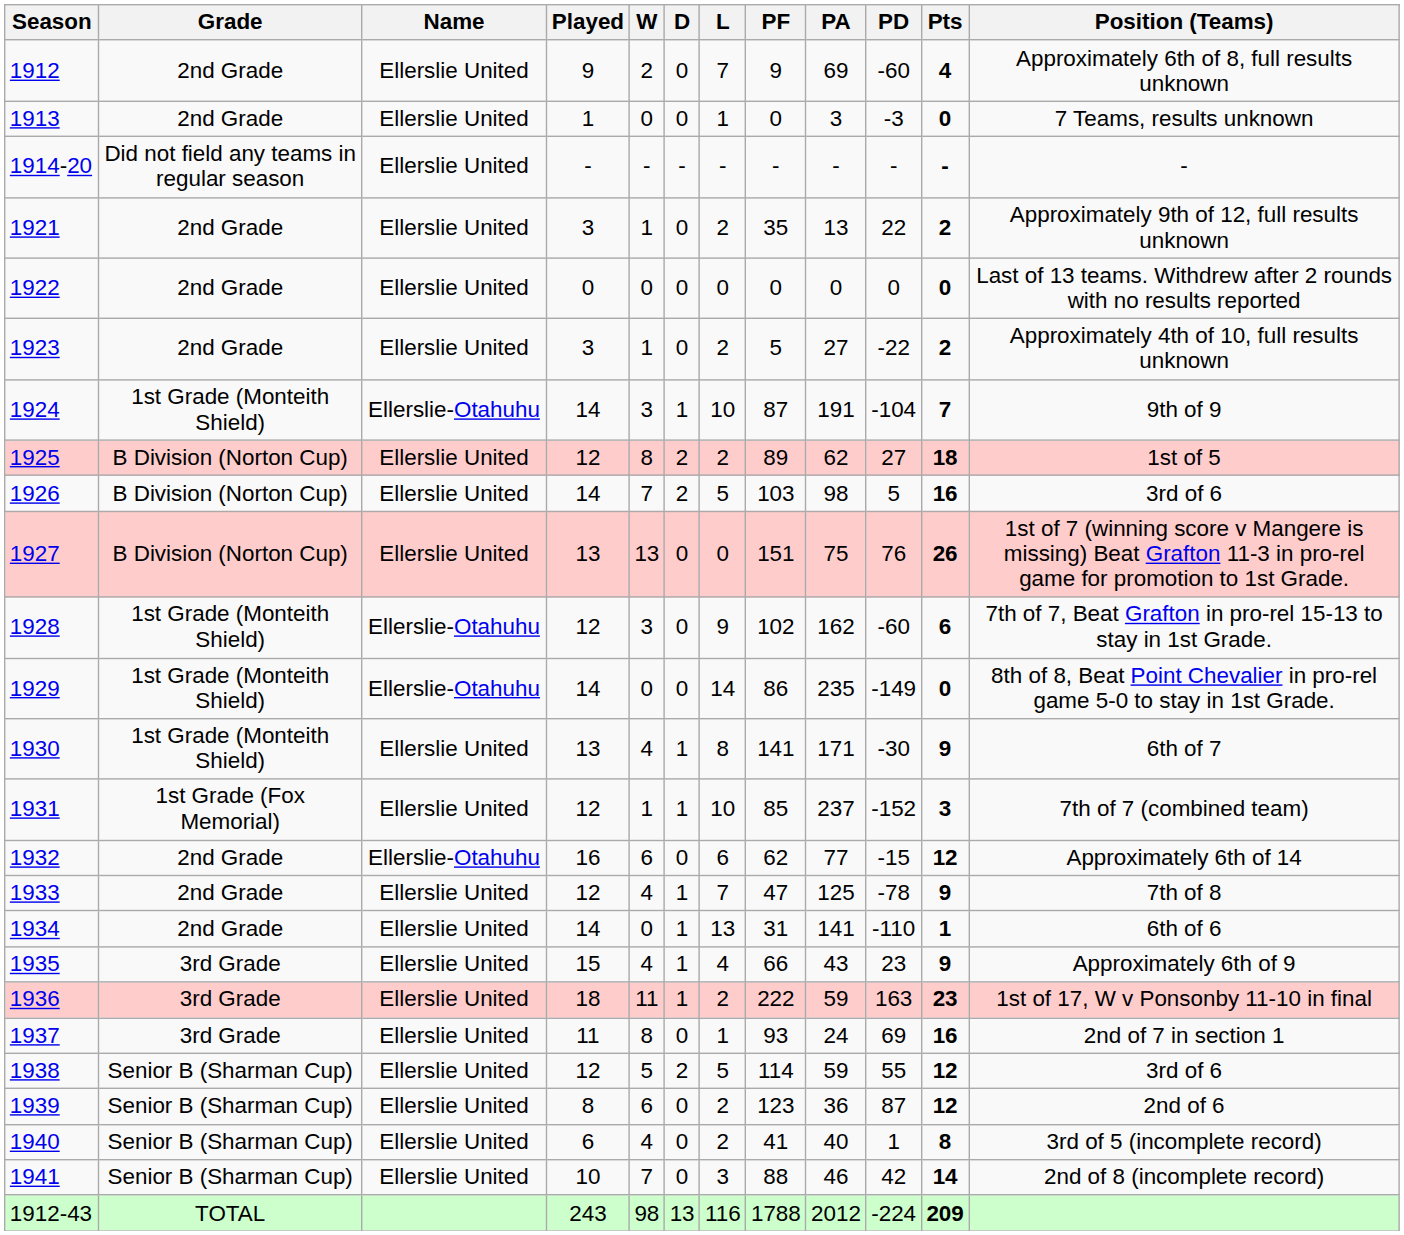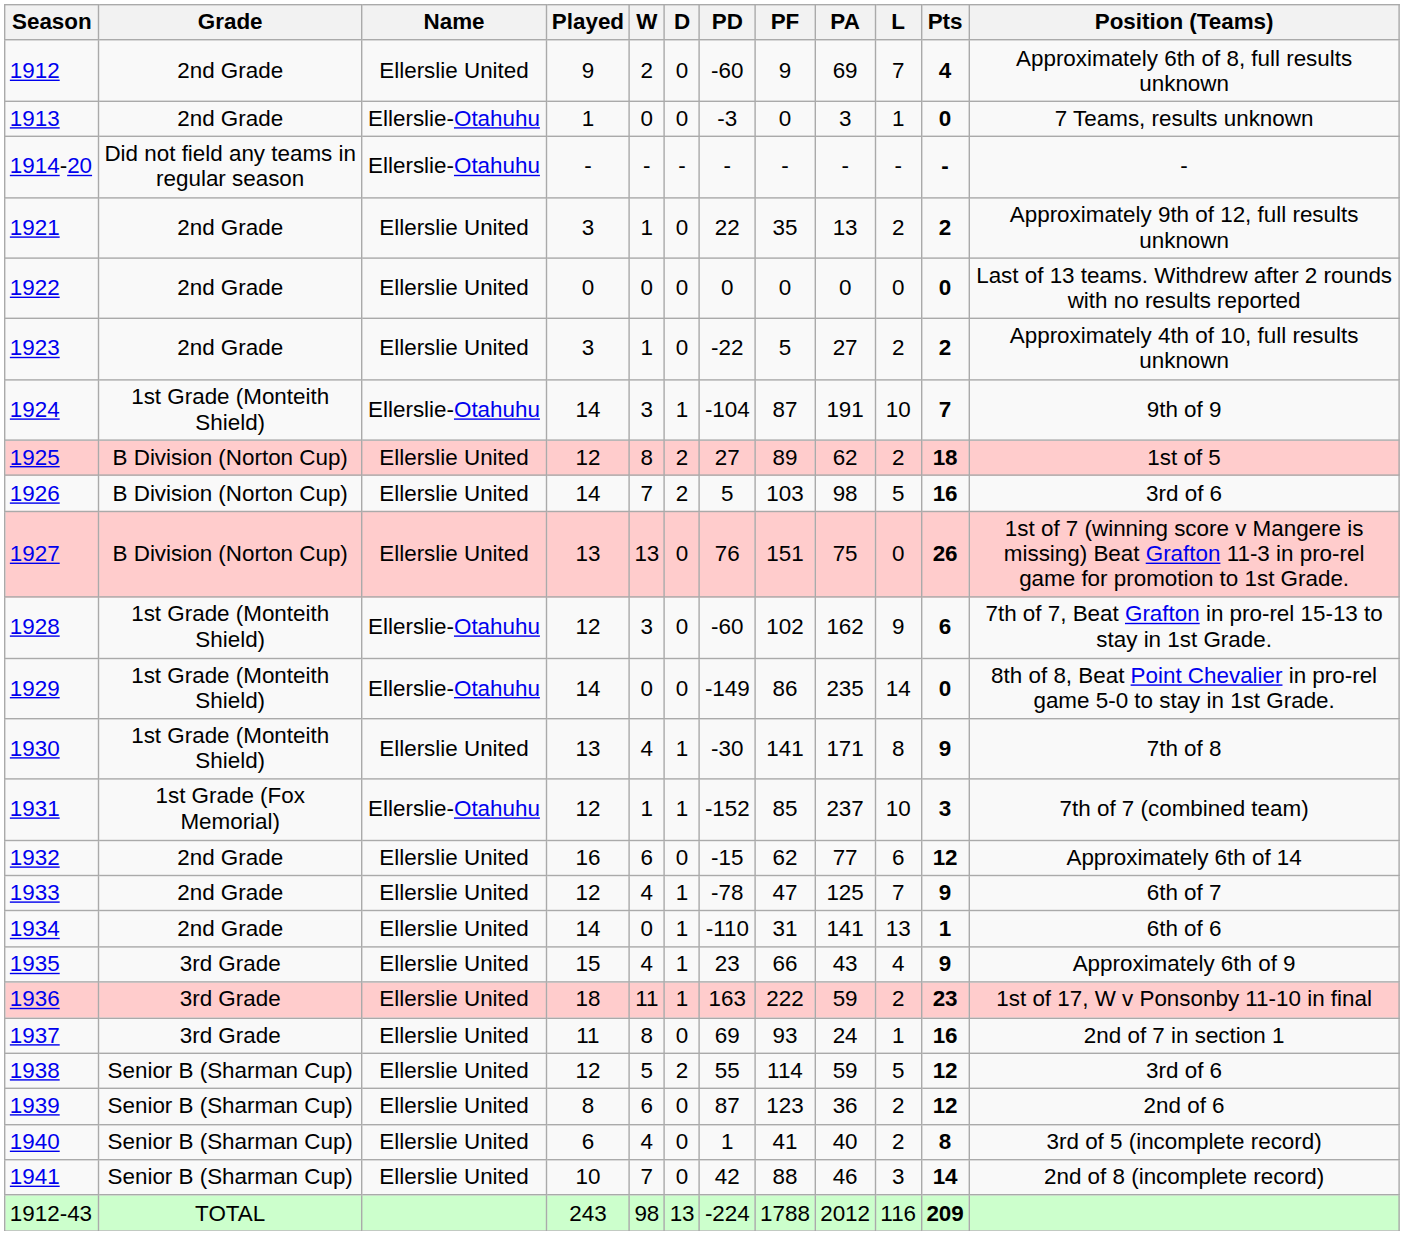columns swapped: (723, 22) <-> (894, 22)
(454, 118) Ellerslie United -> (454, 118) Ellerslie-Otahuhu
(454, 166) Ellerslie United -> (454, 166) Ellerslie-Otahuhu
(1184, 748) 6th of 7 -> (1184, 748) 7th of 8
(454, 809) Ellerslie United -> (454, 809) Ellerslie-Otahuhu
(454, 857) Ellerslie-Otahuhu -> (454, 857) Ellerslie United
(1184, 893) 7th of 8 -> (1184, 893) 6th of 7
